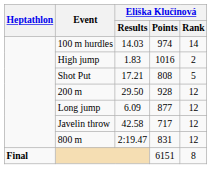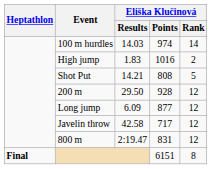(132, 76) 17.21 -> (132, 76) 14.21
